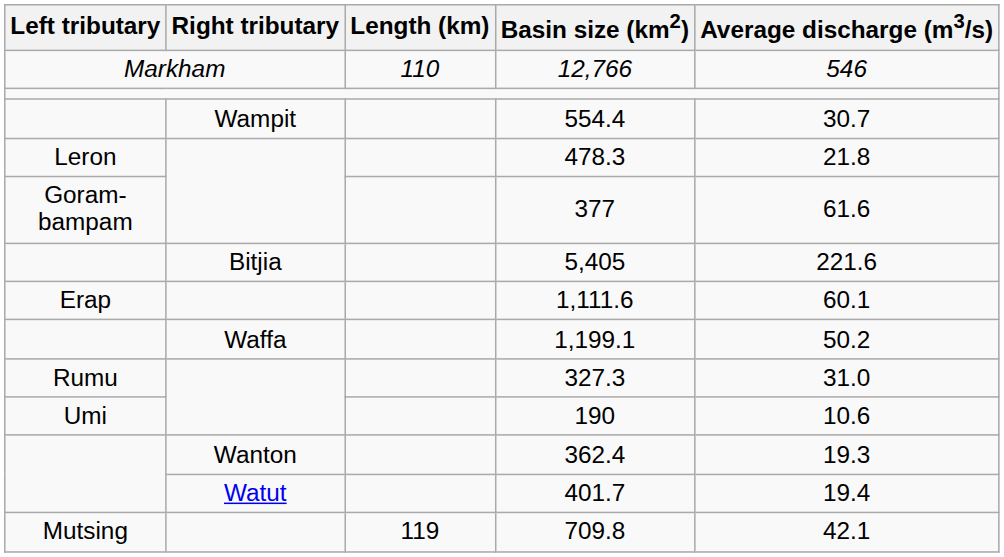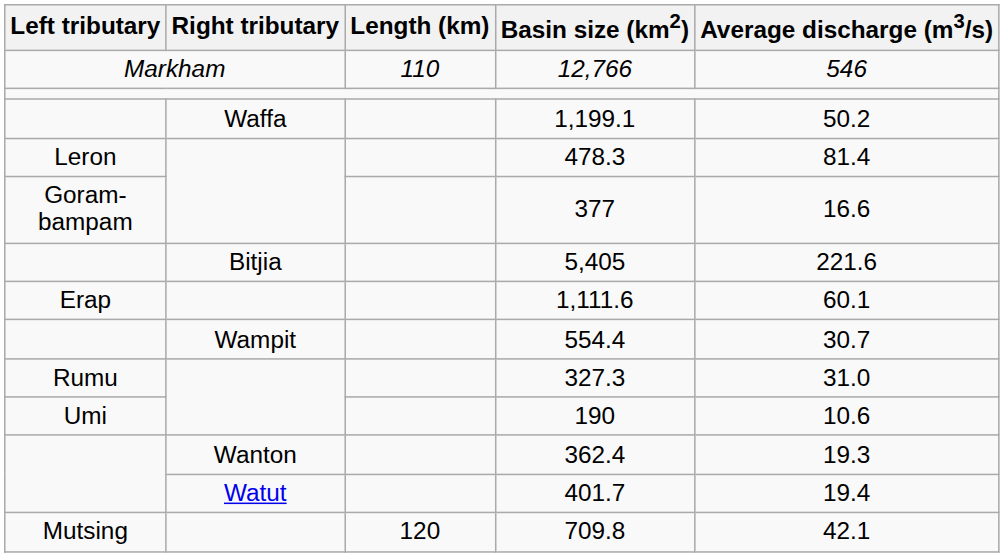rows swapped: (595, 118) <-> (595, 338)
(847, 157) 21.8 -> (847, 157) 81.4
(847, 209) 61.6 -> (847, 209) 16.6
(420, 531) 119 -> (420, 531) 120
